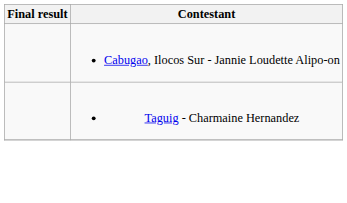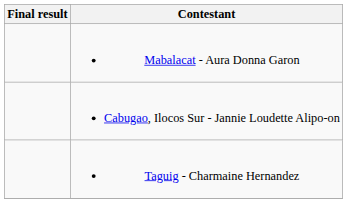+ row: (207, 60)
